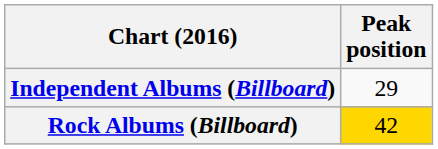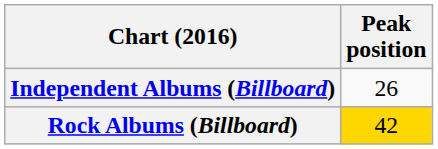(386, 87) 29 -> (386, 87) 26
